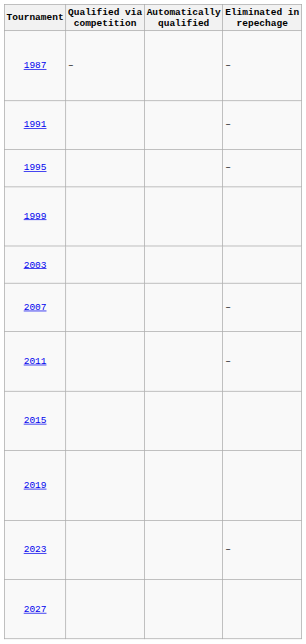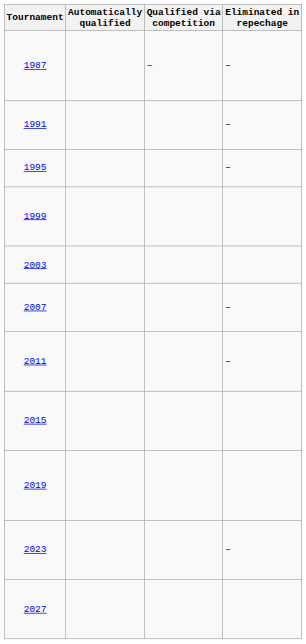columns swapped: (184, 18) <-> (105, 18)
